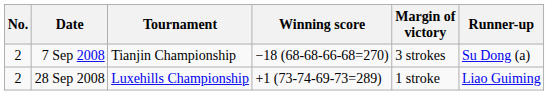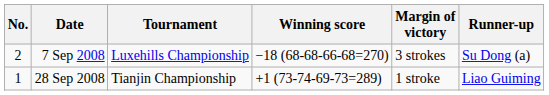(174, 55) Tianjin Championship -> (180, 55) Luxehills Championship
(18, 78) 2 -> (18, 78) 1
(180, 78) Luxehills Championship -> (174, 78) Tianjin Championship
